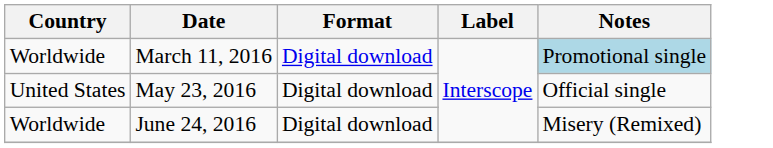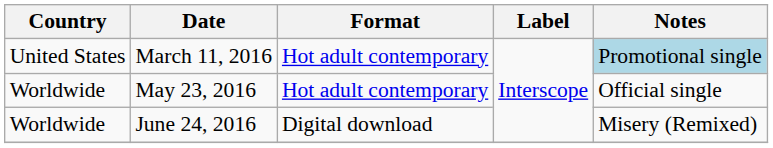(57, 55) Worldwide -> (68, 55) United States
(357, 55) Digital download -> (385, 55) Hot adult contemporary
(68, 90) United States -> (57, 90) Worldwide
(357, 90) Digital download -> (385, 90) Hot adult contemporary
